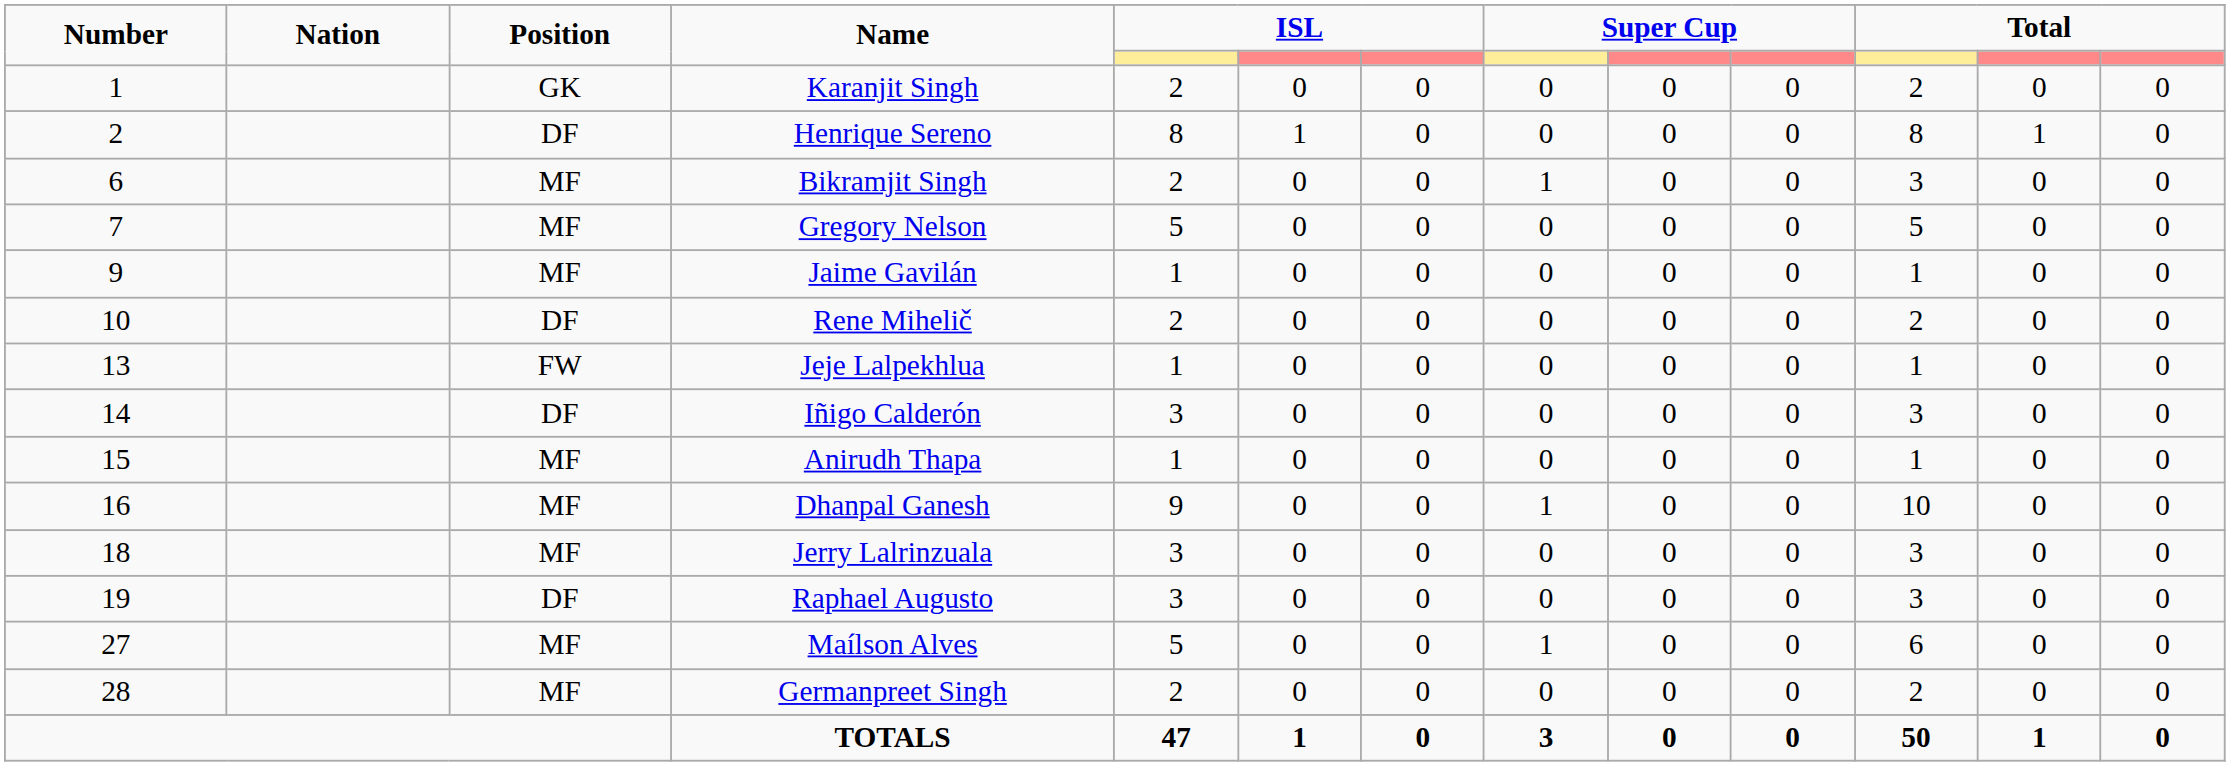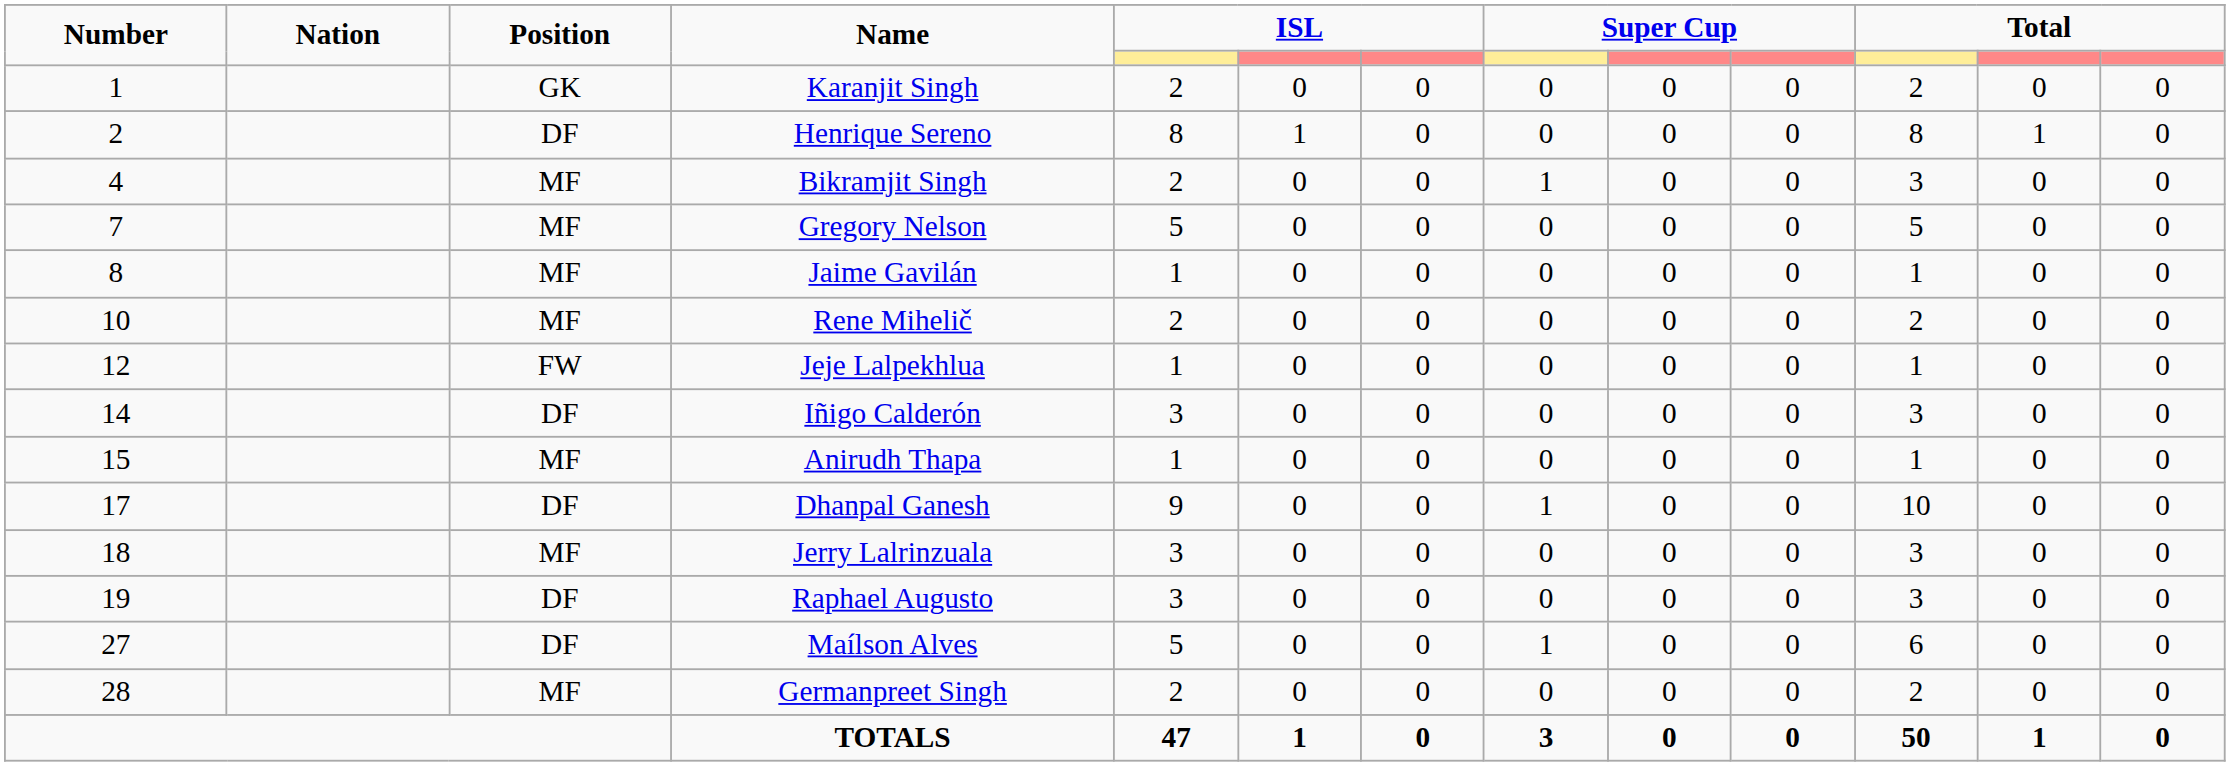(116, 180) 6 -> (116, 180) 4
(116, 273) 9 -> (116, 273) 8
(560, 319) DF -> (560, 319) MF
(116, 366) 13 -> (116, 366) 12
(116, 505) 16 -> (116, 505) 17
(560, 505) MF -> (560, 505) DF
(560, 644) MF -> (560, 644) DF
